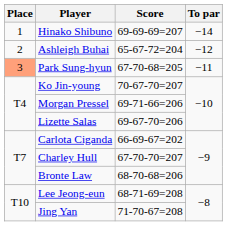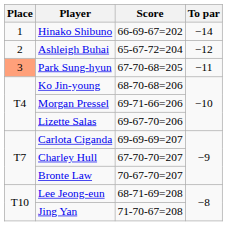(150, 31) 69-69-69=207 -> (150, 31) 66-69-67=202
(150, 85) 70-67-70=207 -> (150, 85) 68-70-68=206
(150, 139) 66-69-67=202 -> (150, 139) 69-69-69=207
(150, 175) 68-70-68=206 -> (150, 175) 70-67-70=207
